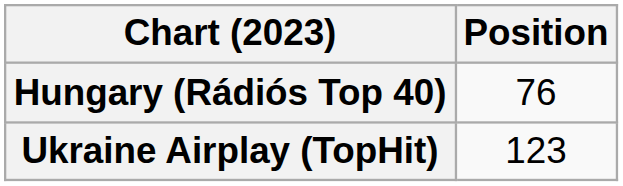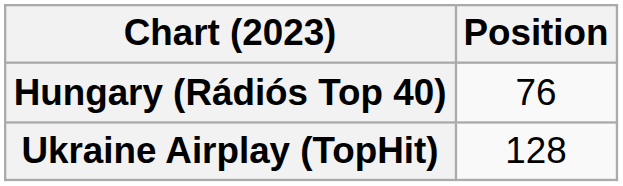(536, 150) 123 -> (536, 150) 128
